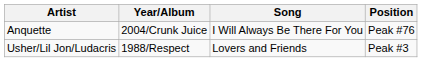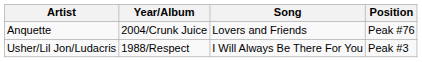(288, 30) I Will Always Be There For You -> (259, 30) Lovers and Friends
(259, 48) Lovers and Friends -> (288, 48) I Will Always Be There For You
